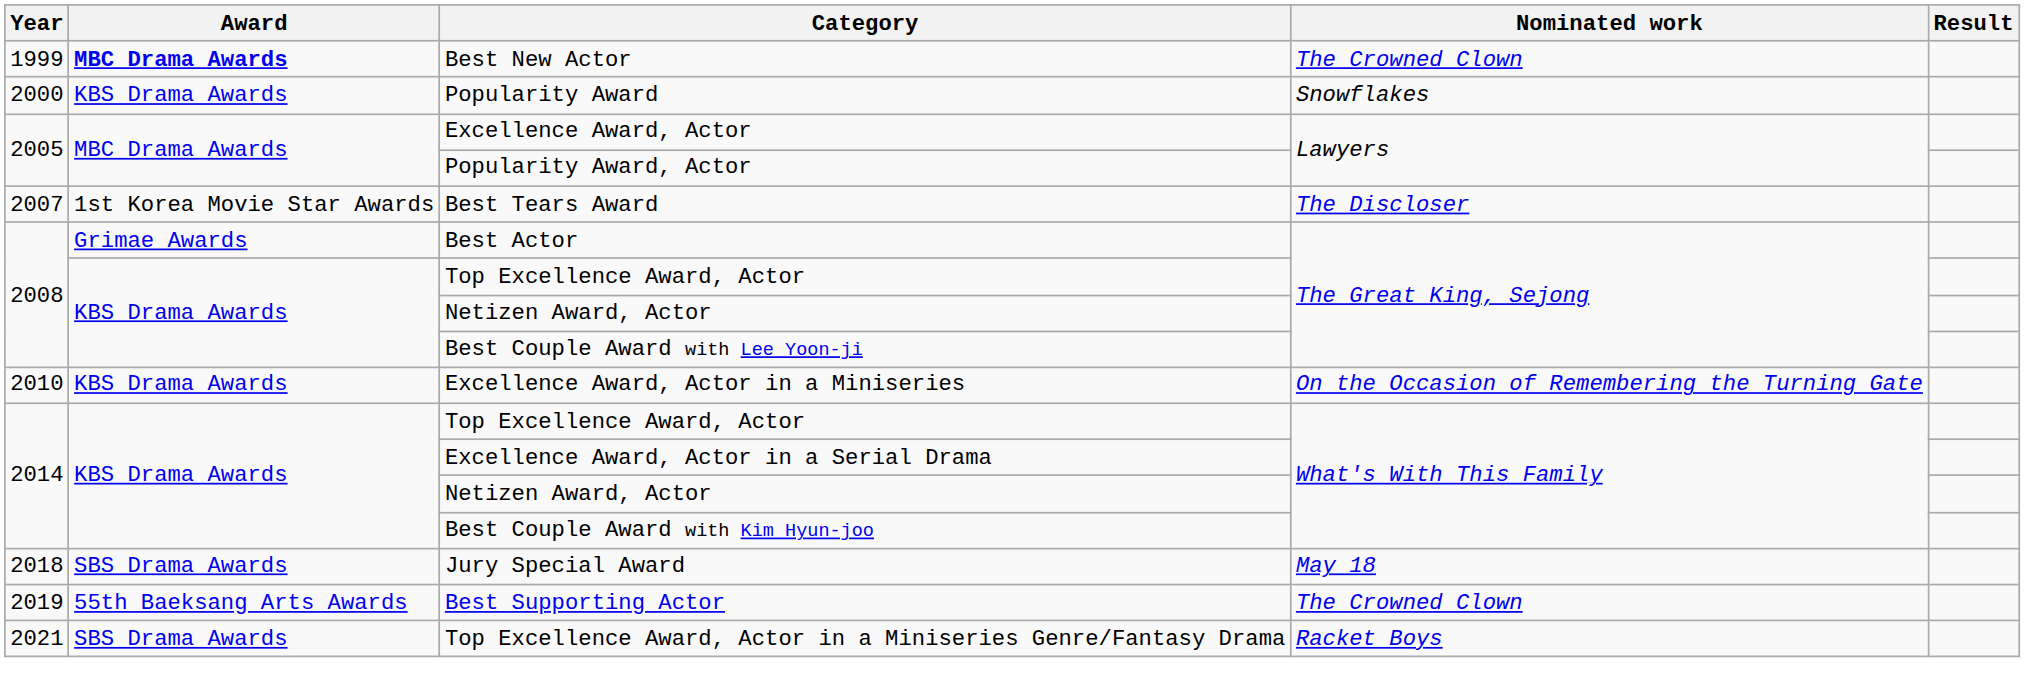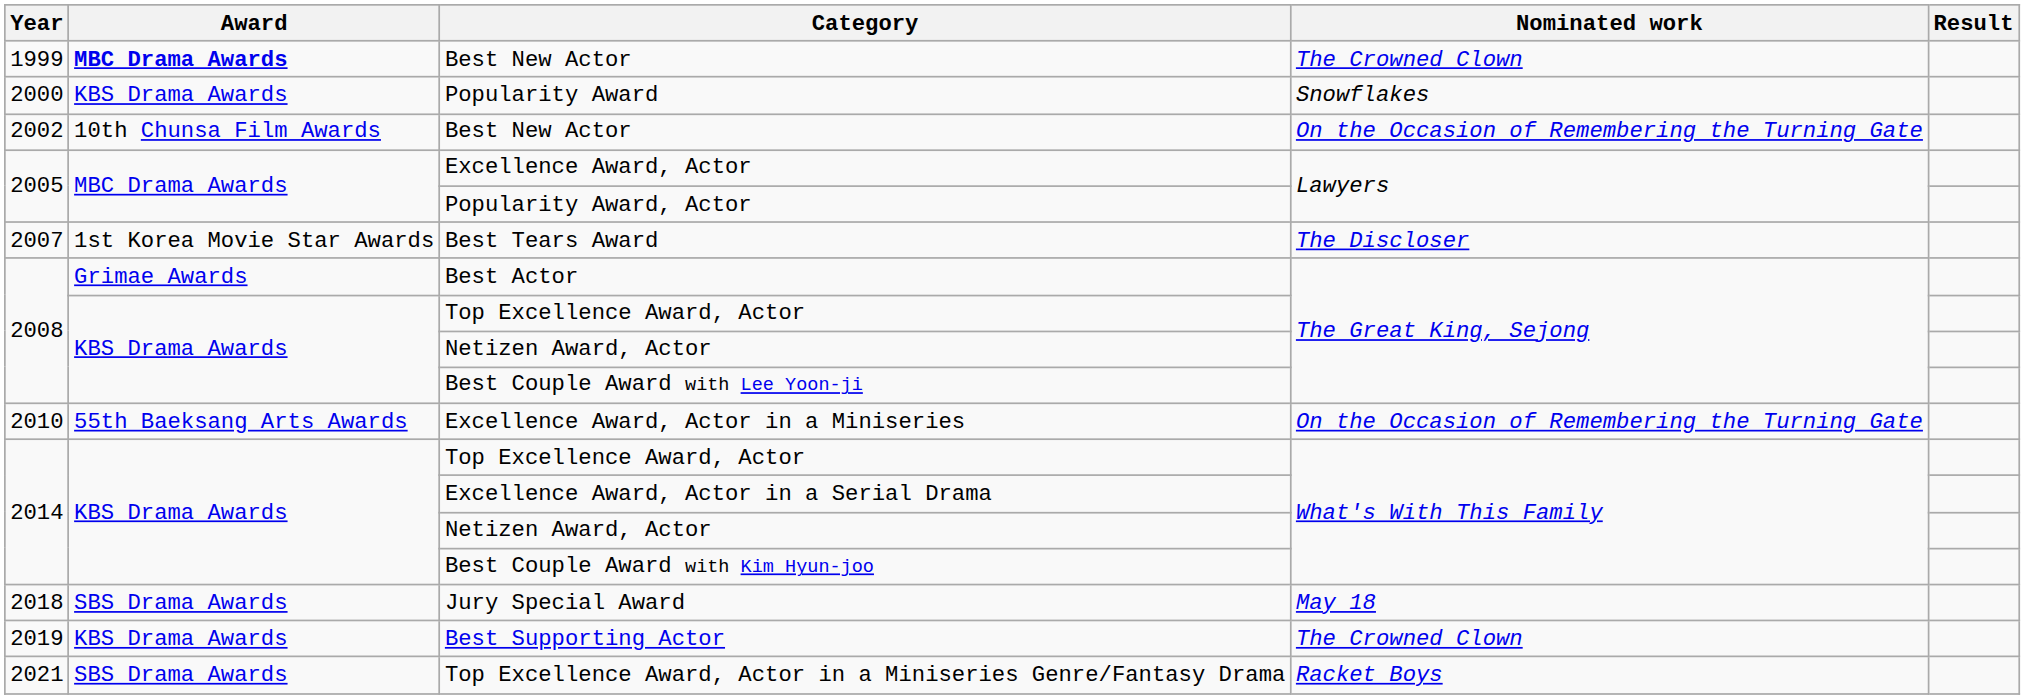+ row: (37, 132)
(181, 385) KBS Drama Awards -> (241, 422) 55th Baeksang Arts Awards
(241, 603) 55th Baeksang Arts Awards -> (181, 639) KBS Drama Awards
